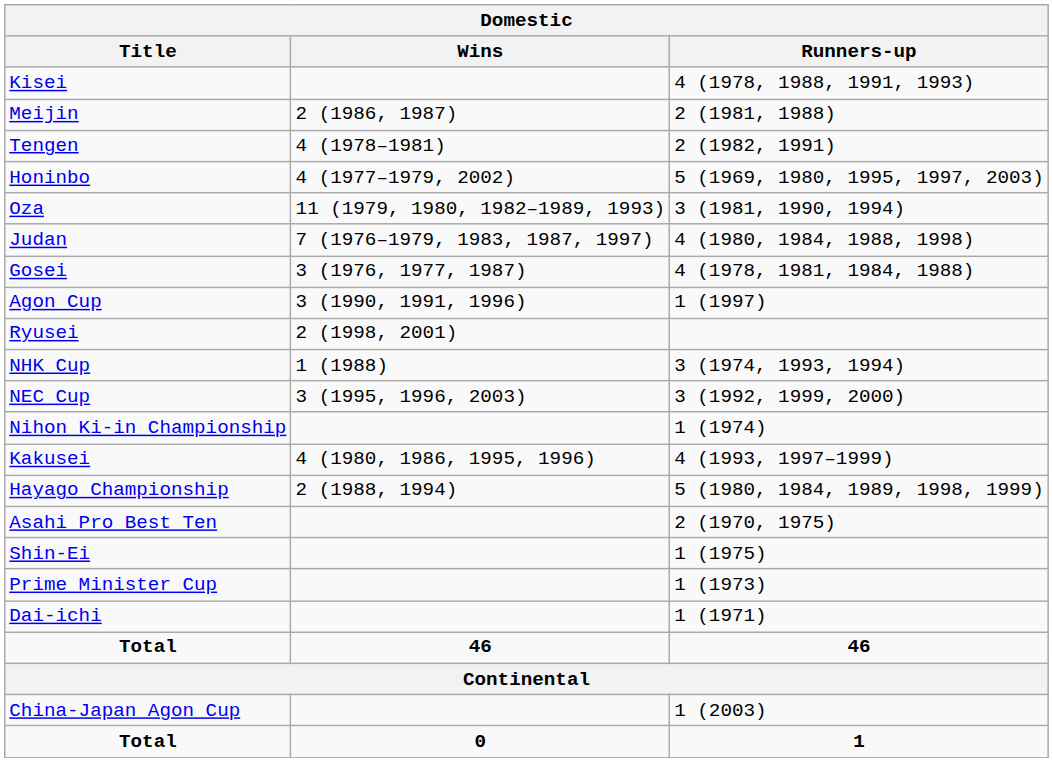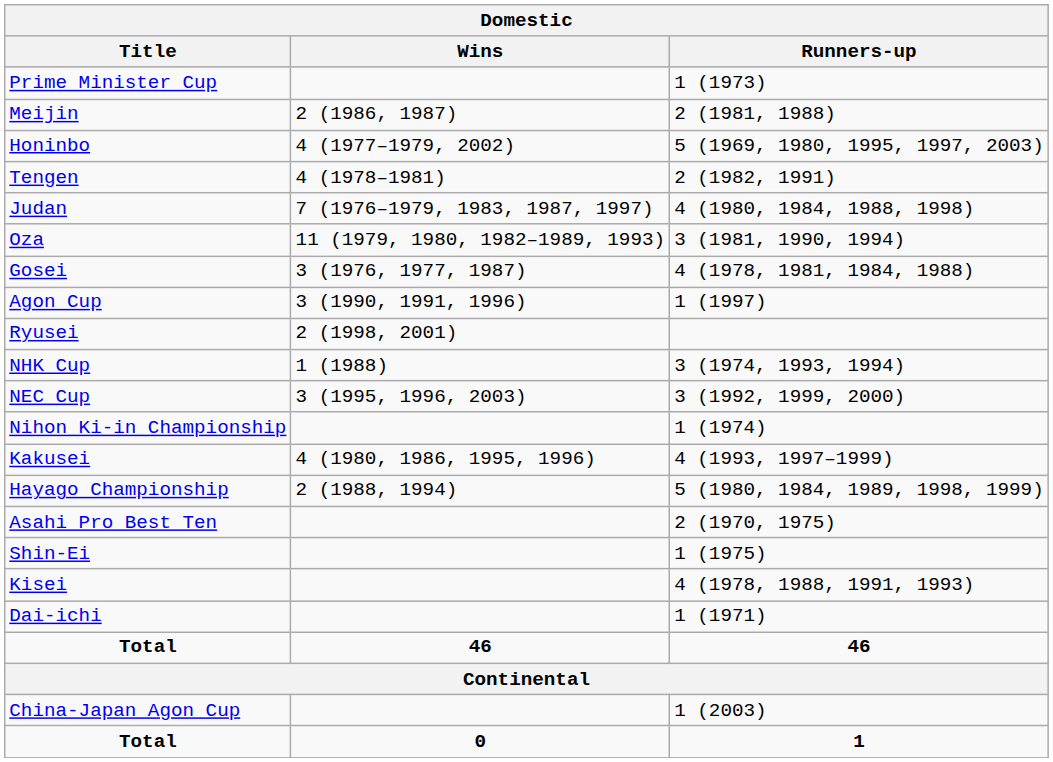rows swapped: (38, 83) <-> (113, 585)
rows swapped: (50, 177) <-> (44, 146)
rows swapped: (27, 209) <-> (38, 240)
